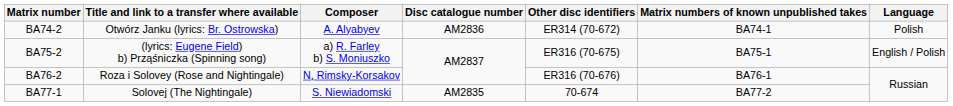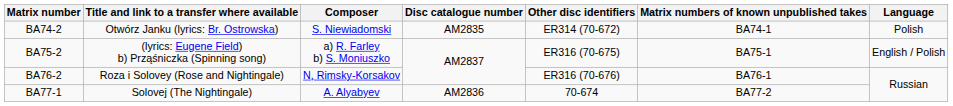(352, 30) A. Alyabyev -> (352, 30) S. Niewiadomski
(464, 30) AM2836 -> (464, 30) AM2835
(352, 93) S. Niewiadomski -> (352, 93) A. Alyabyev
(464, 93) AM2835 -> (464, 93) AM2836
